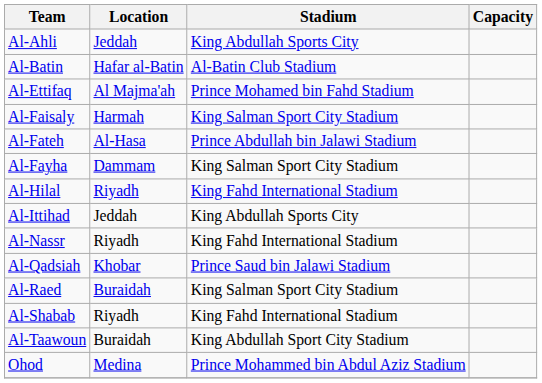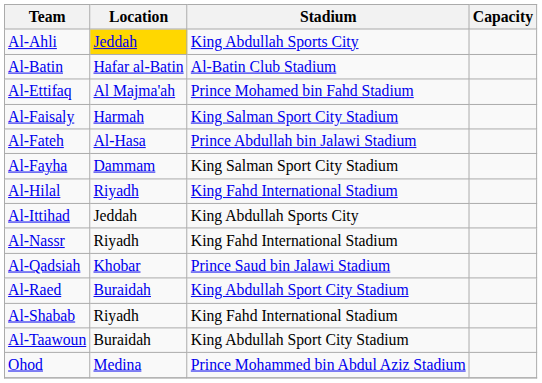(115, 41) no background -> (115, 41) gold background
(294, 290) King Salman Sport City Stadium -> (300, 290) King Abdullah Sport City Stadium
